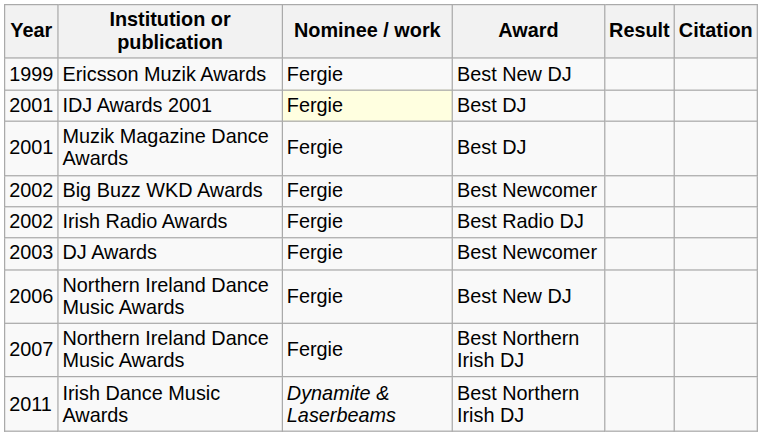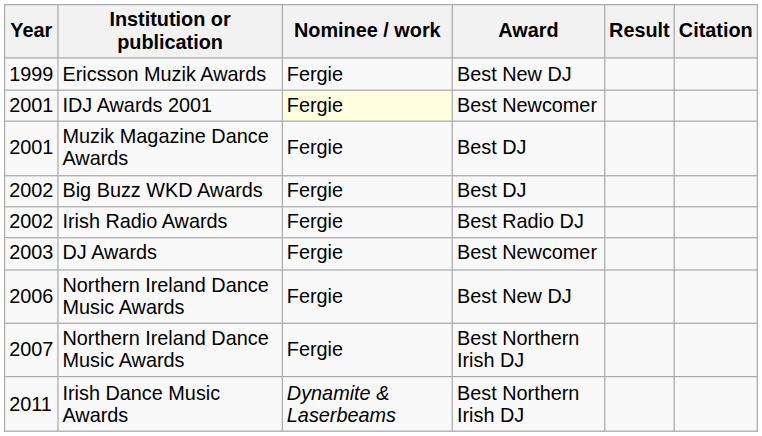(492, 105) Best DJ -> (527, 105) Best Newcomer
(527, 190) Best Newcomer -> (492, 190) Best DJ
